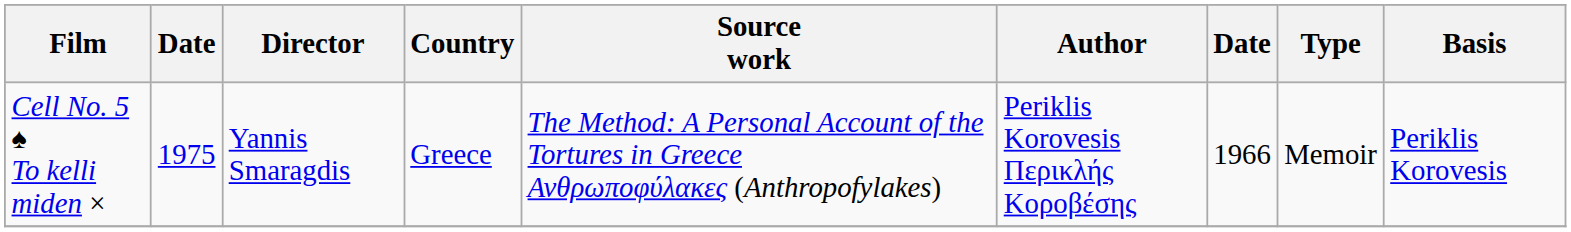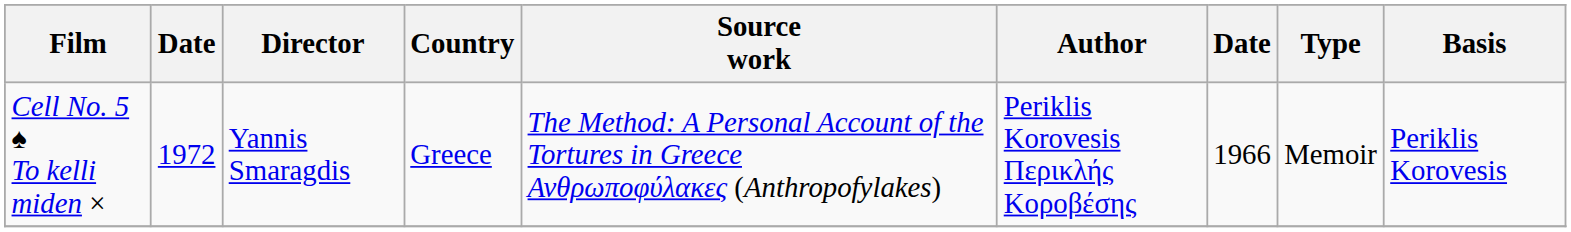(187, 154) 1975 -> (187, 154) 1972
